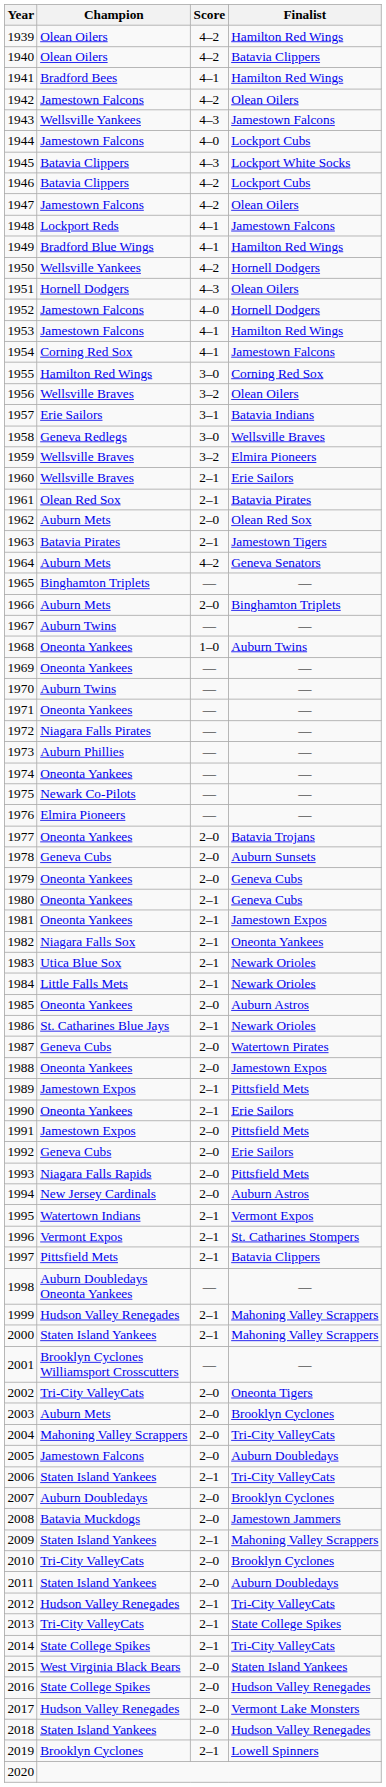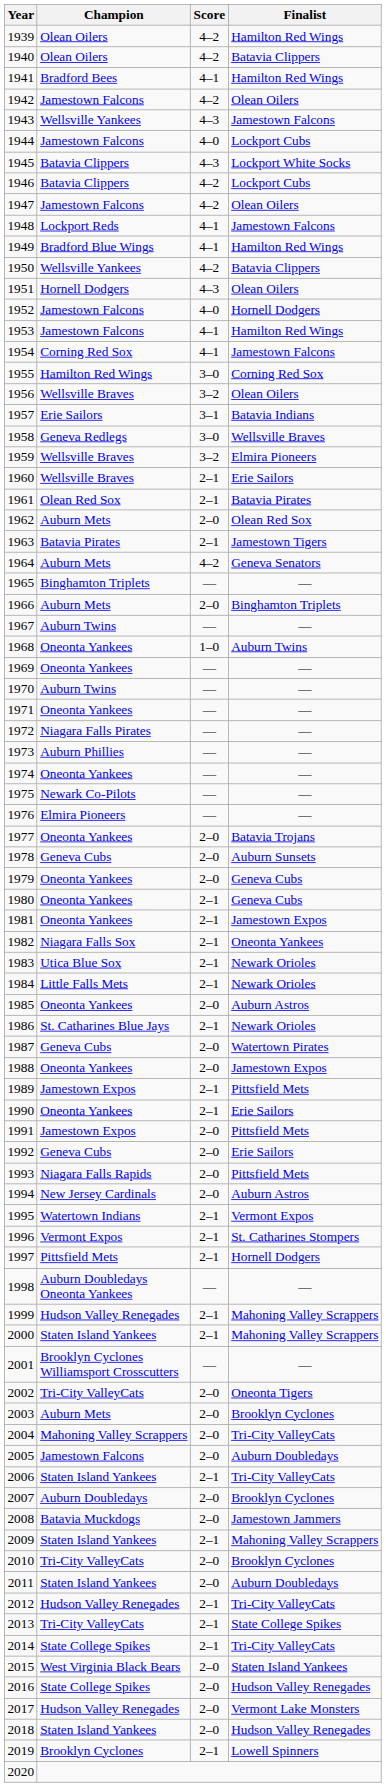(276, 267) Hornell Dodgers -> (276, 267) Batavia Clippers
(276, 1257) Batavia Clippers -> (276, 1257) Hornell Dodgers
